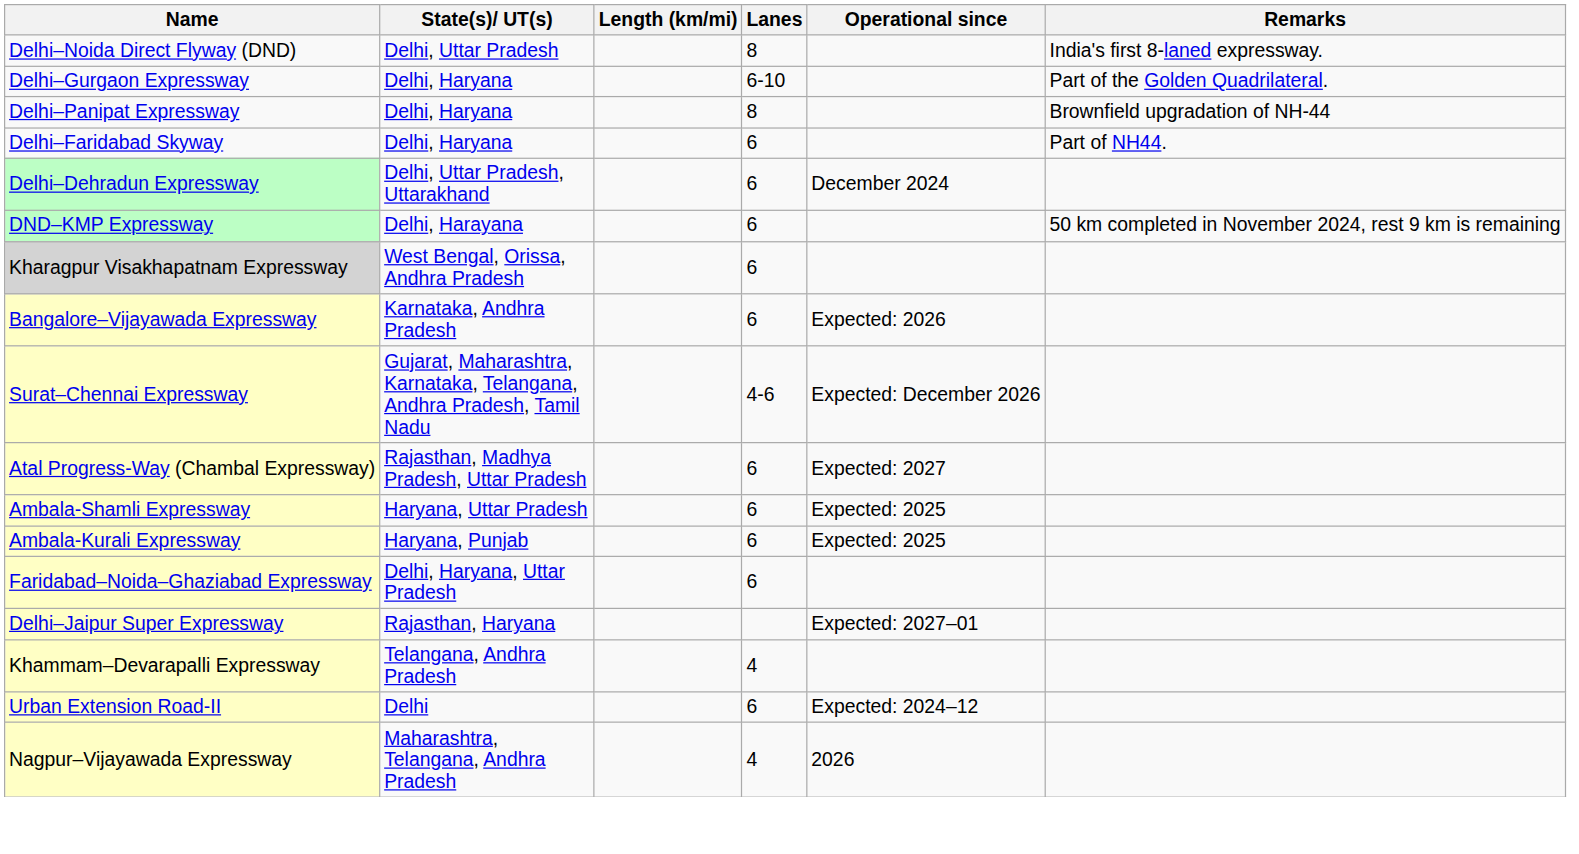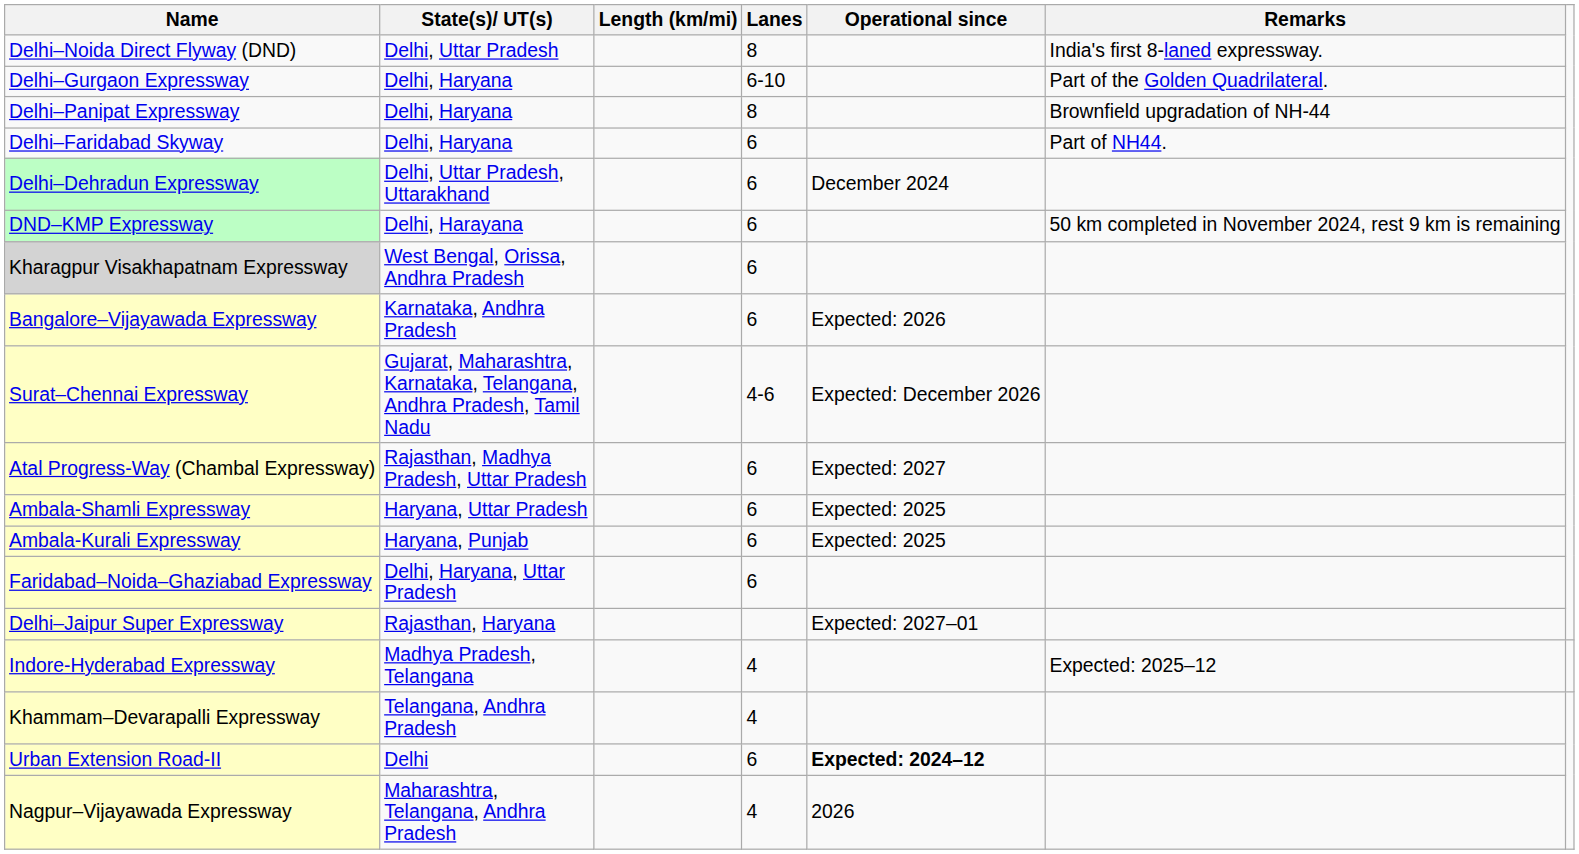+ row: (142, 665)
(895, 707) normal -> (898, 759) bold
